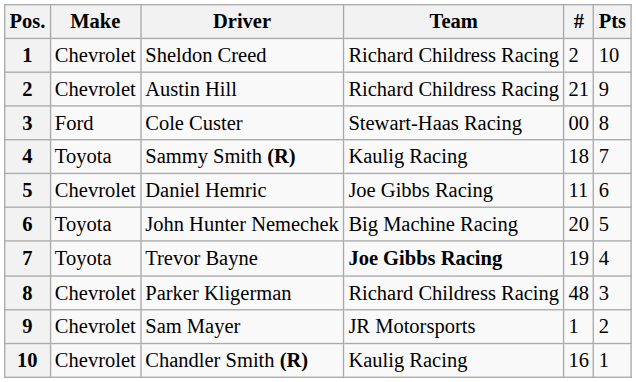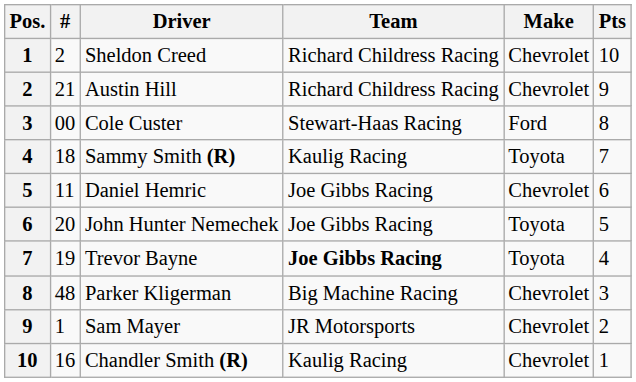columns swapped: (579, 21) <-> (95, 21)
(433, 224) Big Machine Racing -> (360, 224) Joe Gibbs Racing
(454, 292) Richard Childress Racing -> (373, 292) Big Machine Racing
